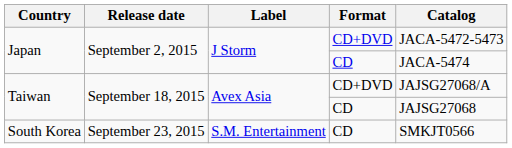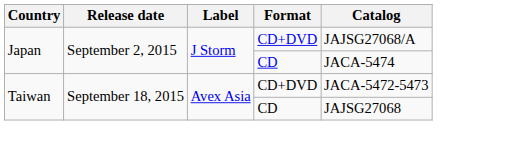(451, 39) JACA-5472-5473 -> (370, 39) JAJSG27068/A
(445, 85) JAJSG27068/A -> (376, 85) JACA-5472-5473
- row: (44, 131)
